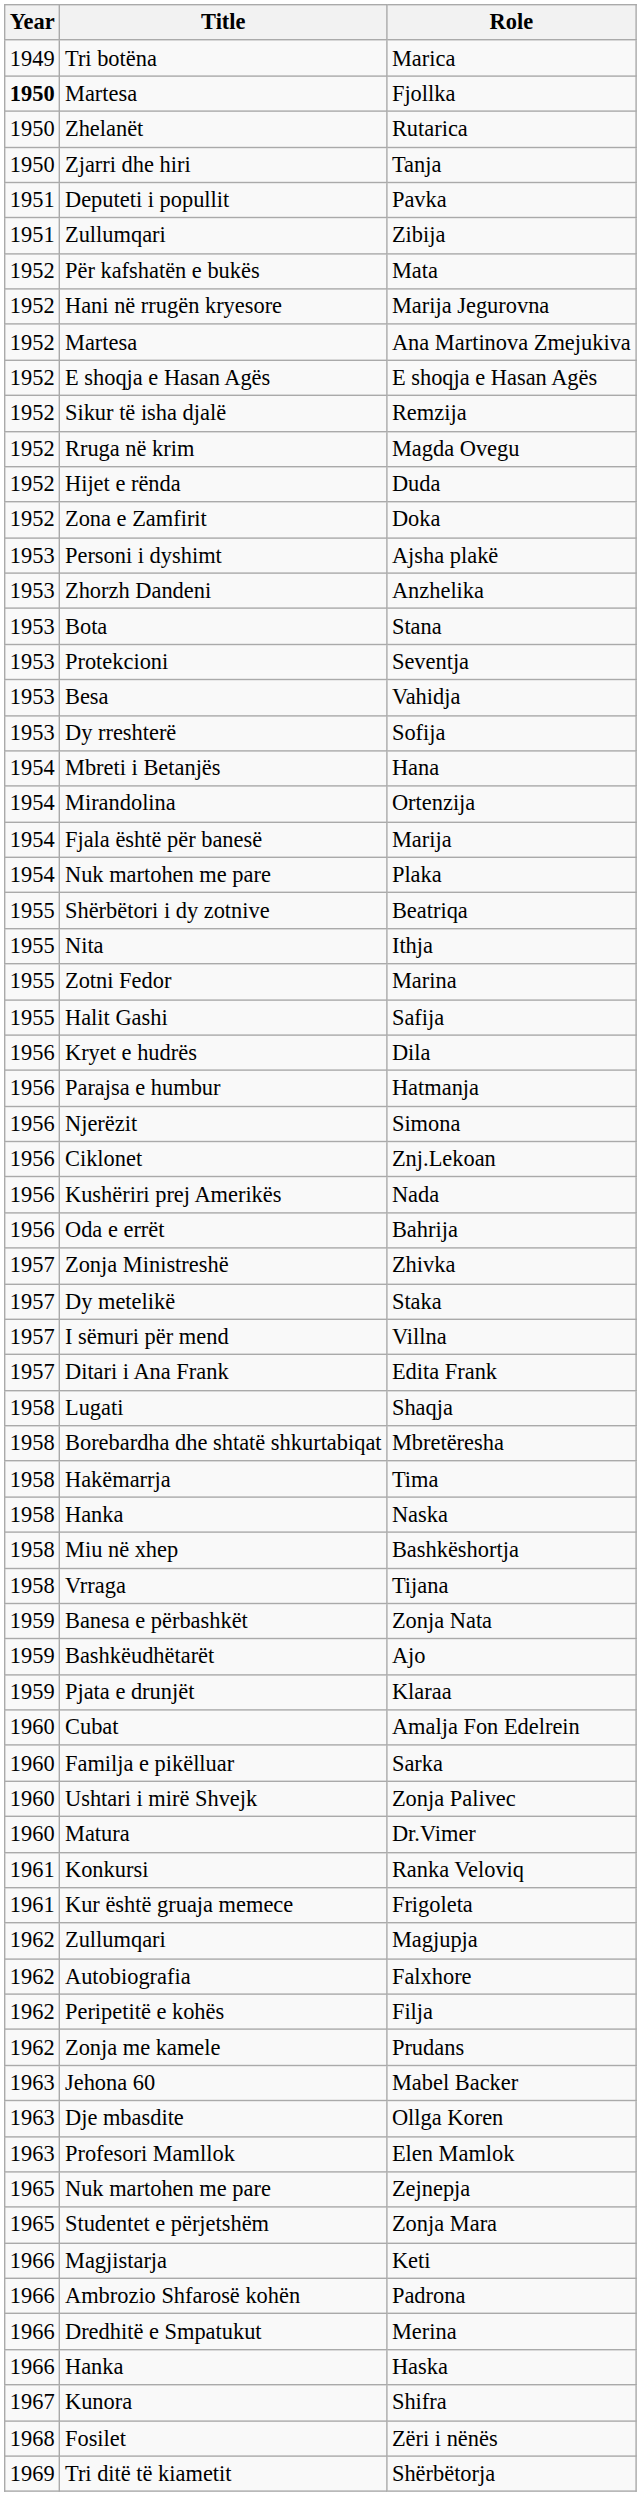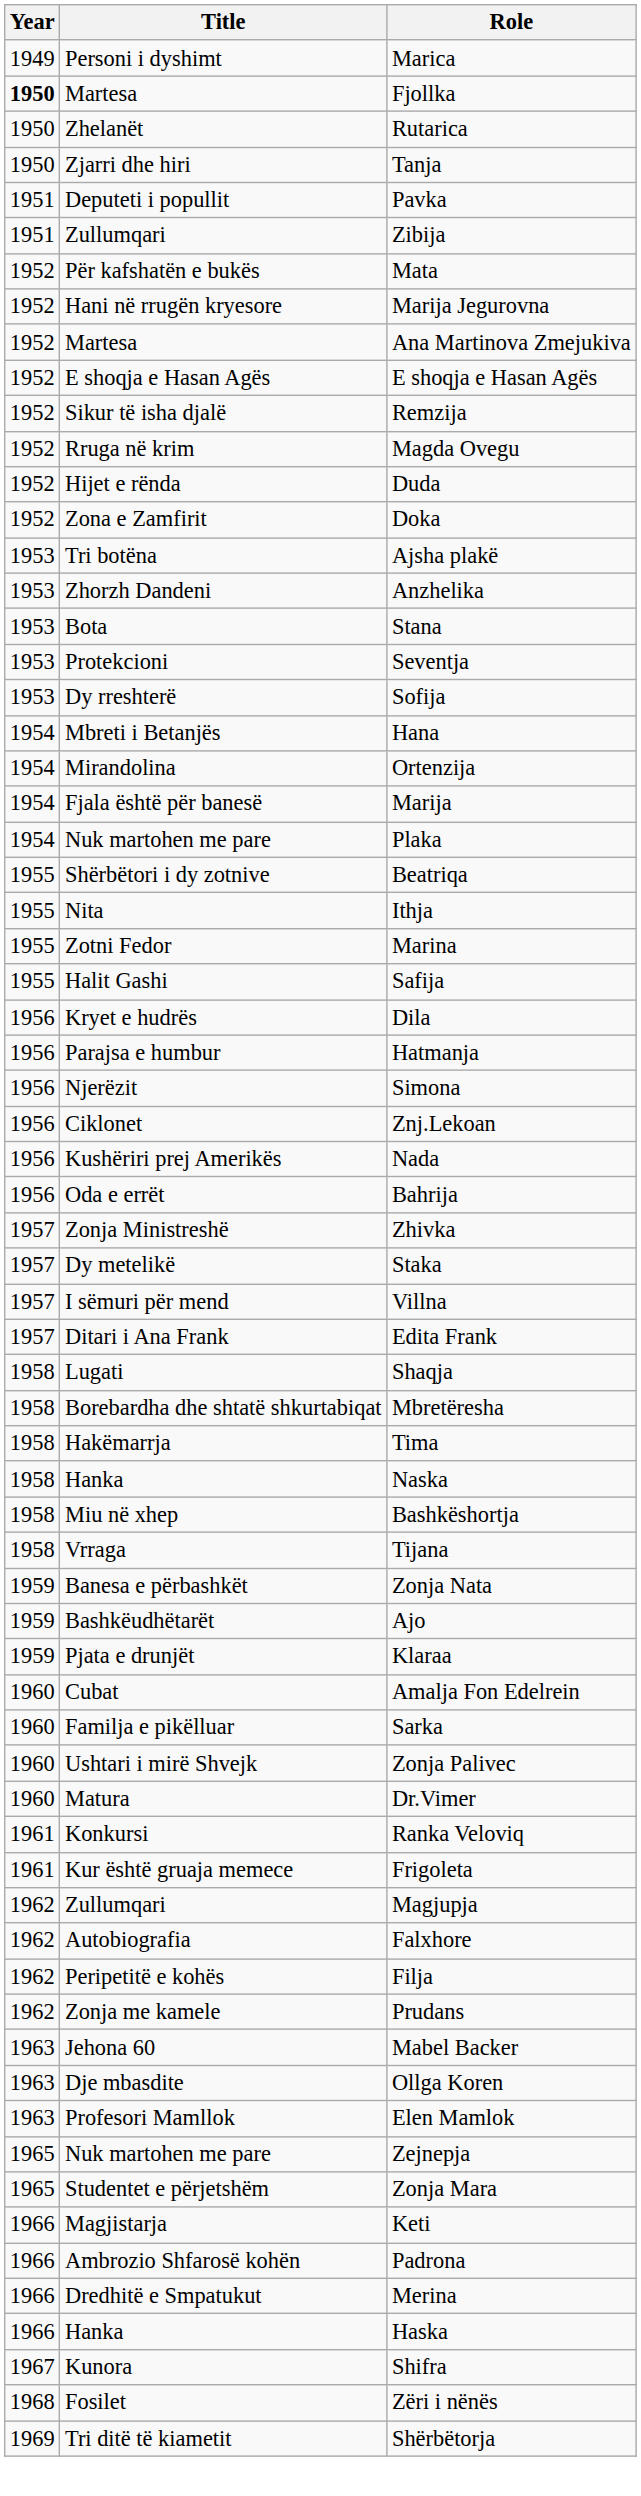(111, 57) Tri botëna -> (143, 57) Personi i dyshimt
(143, 555) Personi i dyshimt -> (111, 555) Tri botëna
- row: (426, 697)
